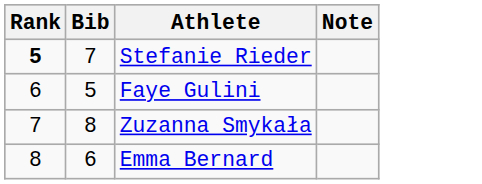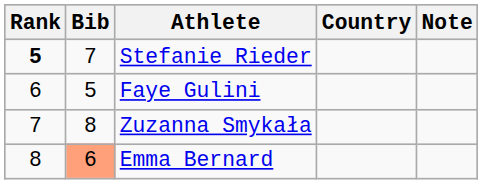+ column: (367, 22)
(90, 161) no background -> (90, 161) lightsalmon background
